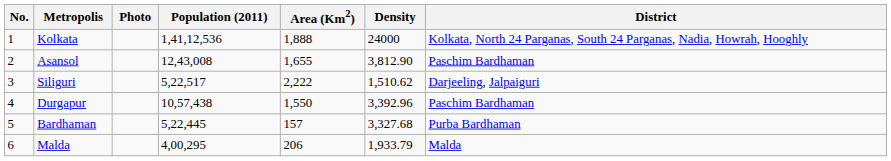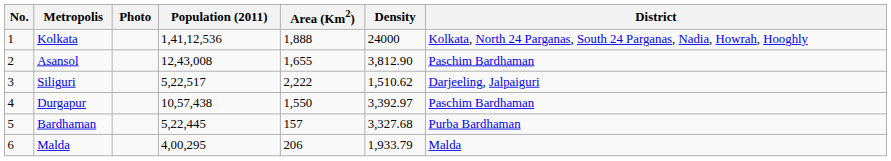(390, 103) 3,392.96 -> (390, 103) 3,392.97
